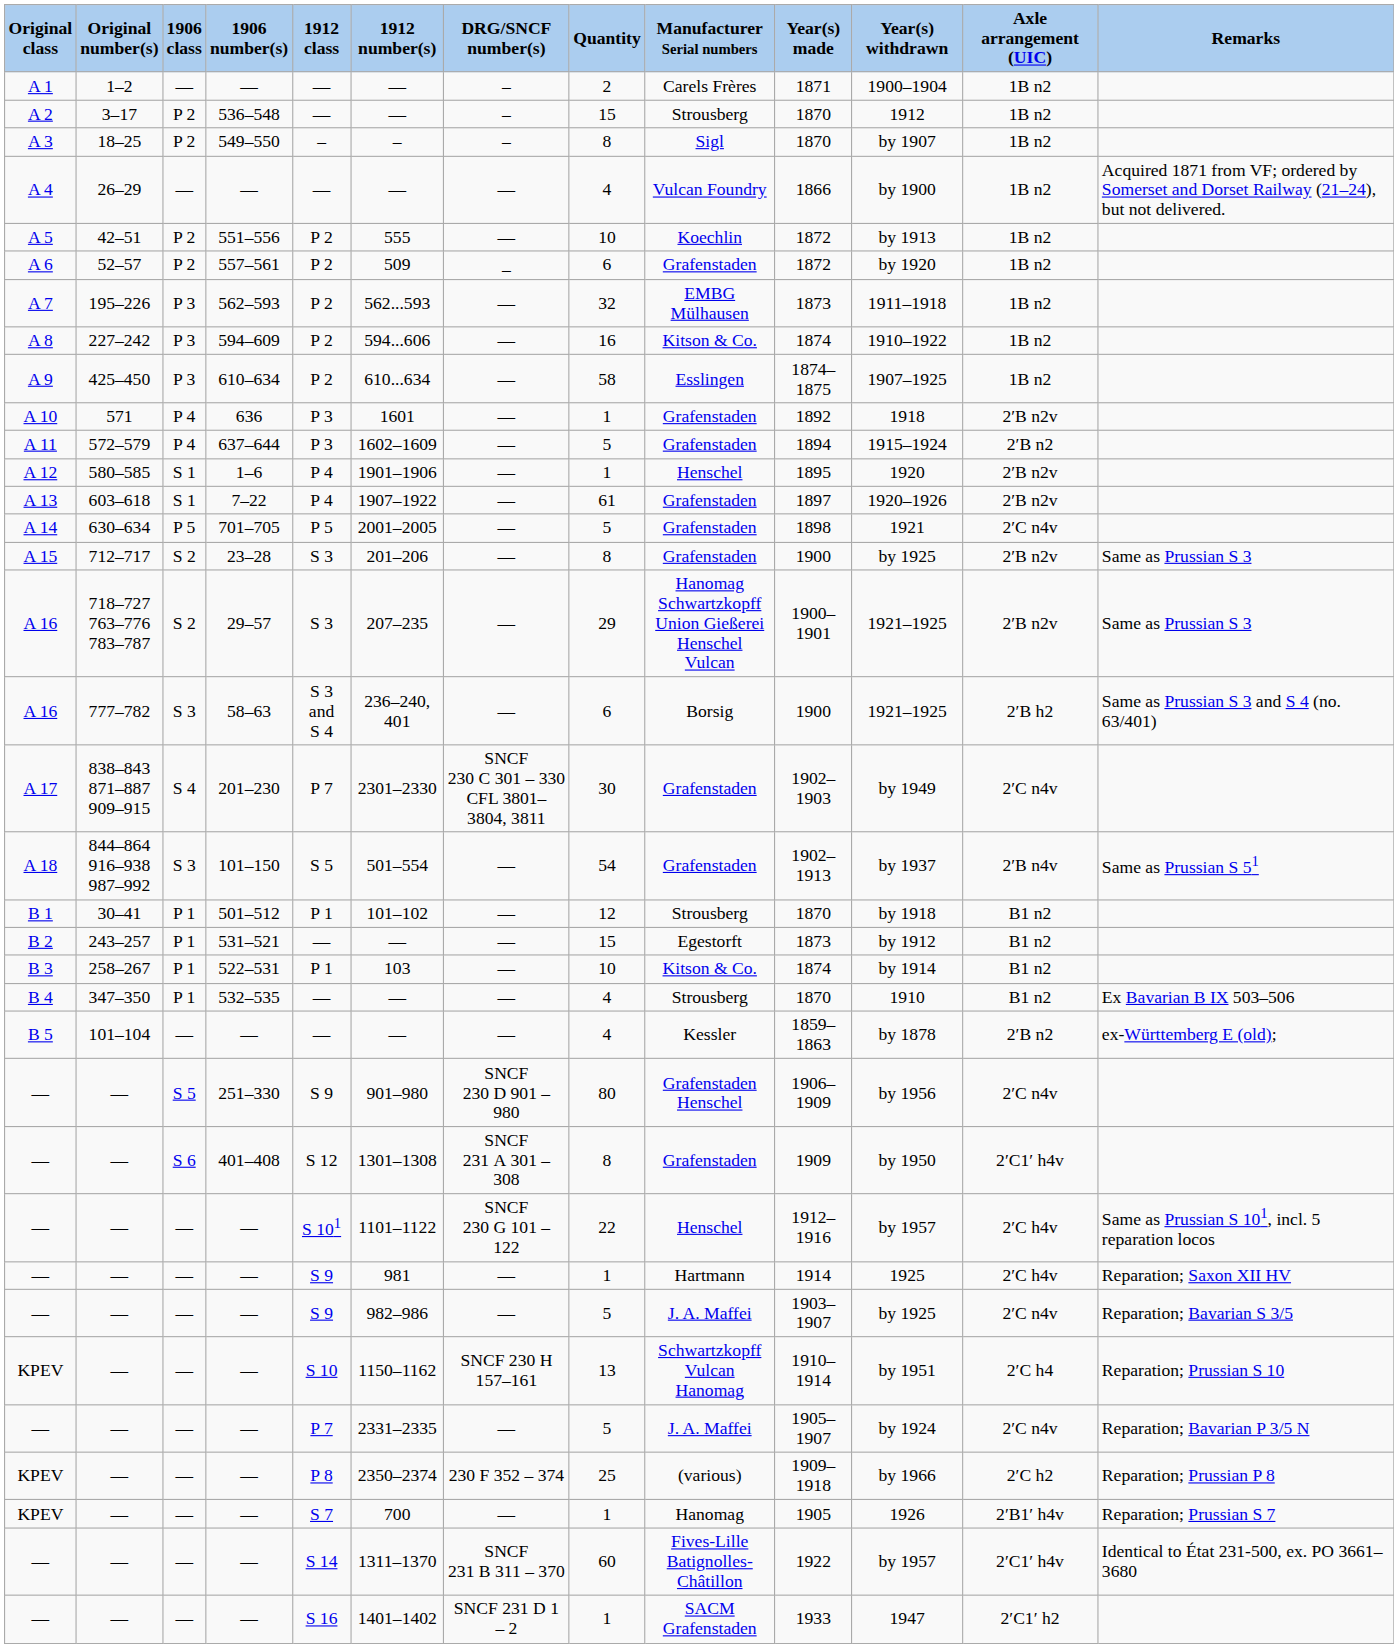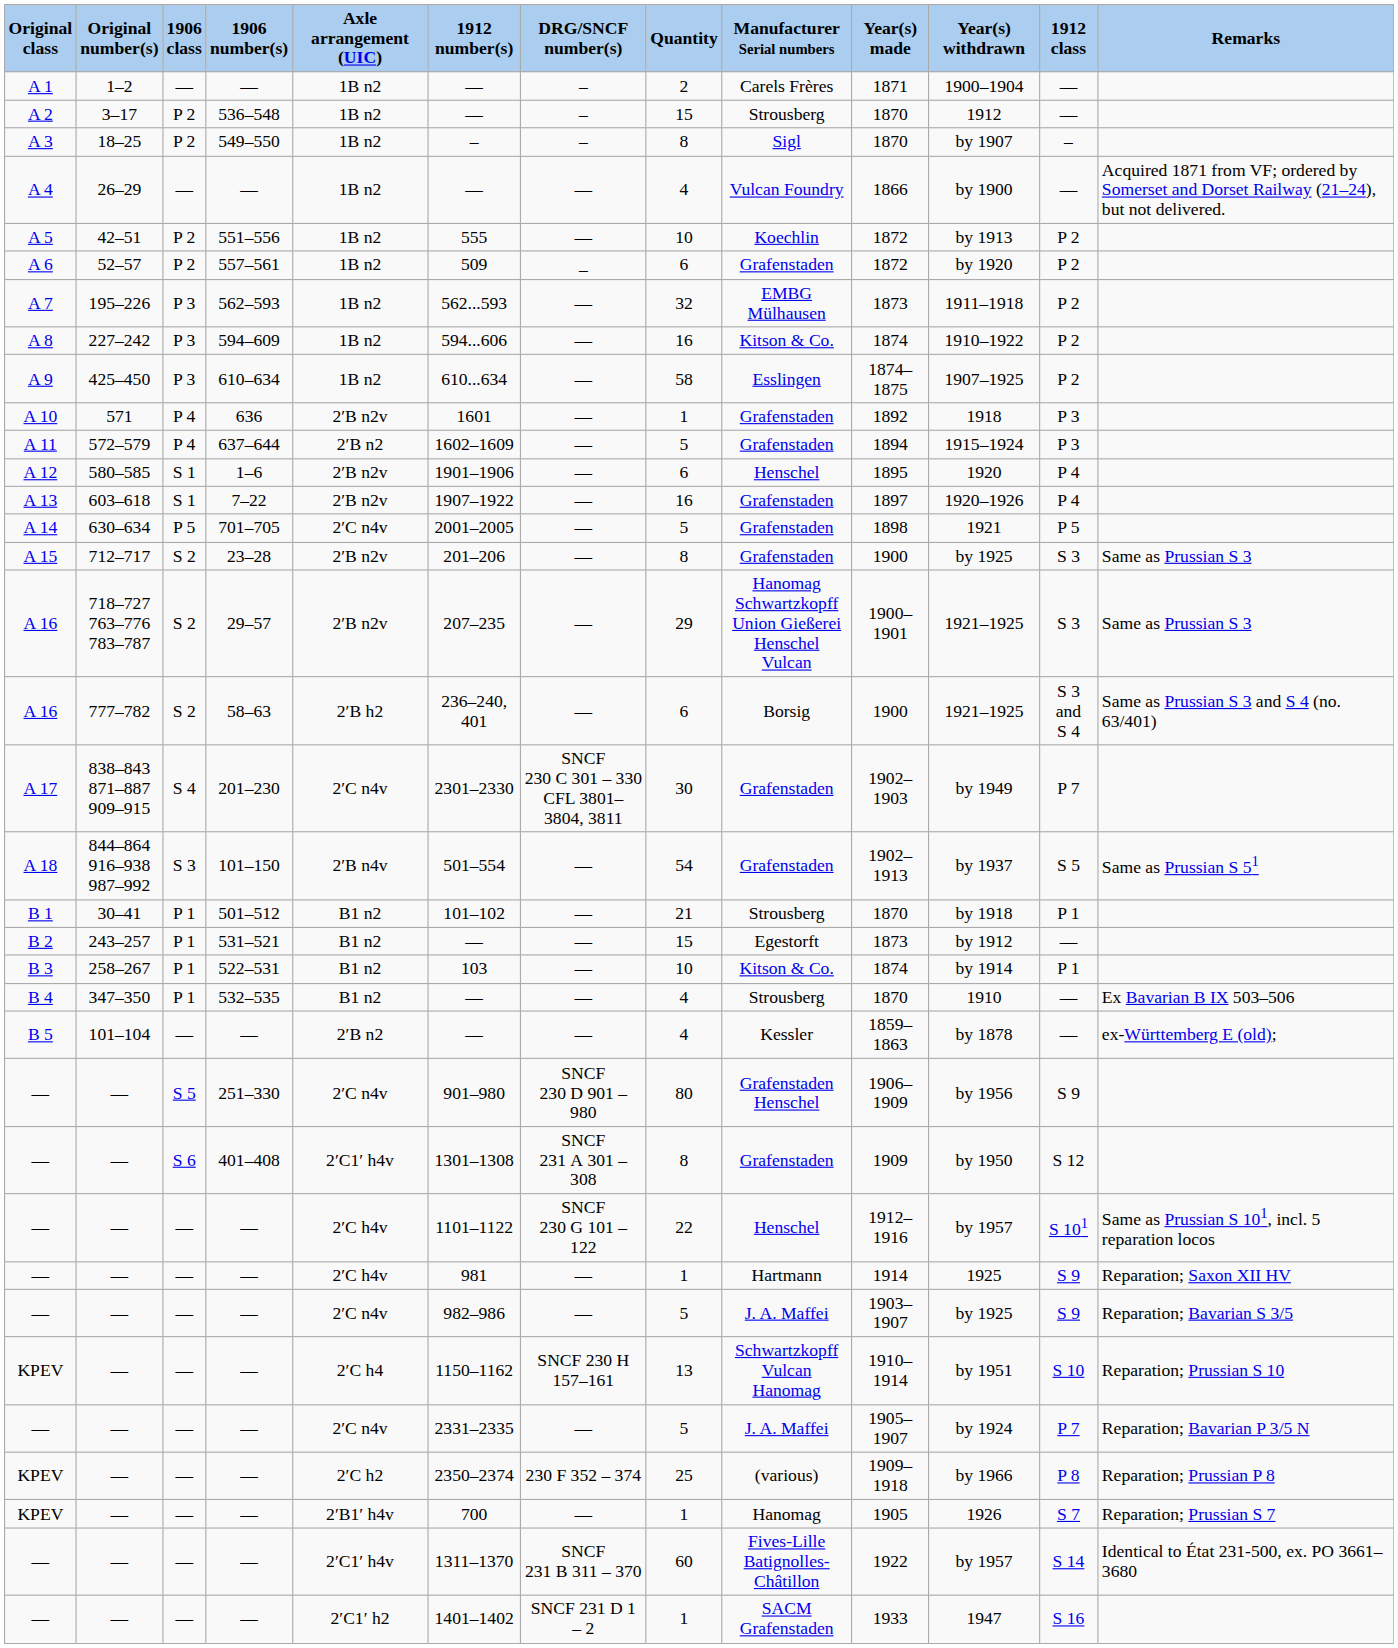columns swapped: (322, 38) <-> (1030, 38)
(607, 472) 1 -> (684, 472) 6
(607, 500) 61 -> (684, 500) 16
(184, 710) S 3 -> (184, 710) S 2
(607, 913) 12 -> (684, 913) 21
